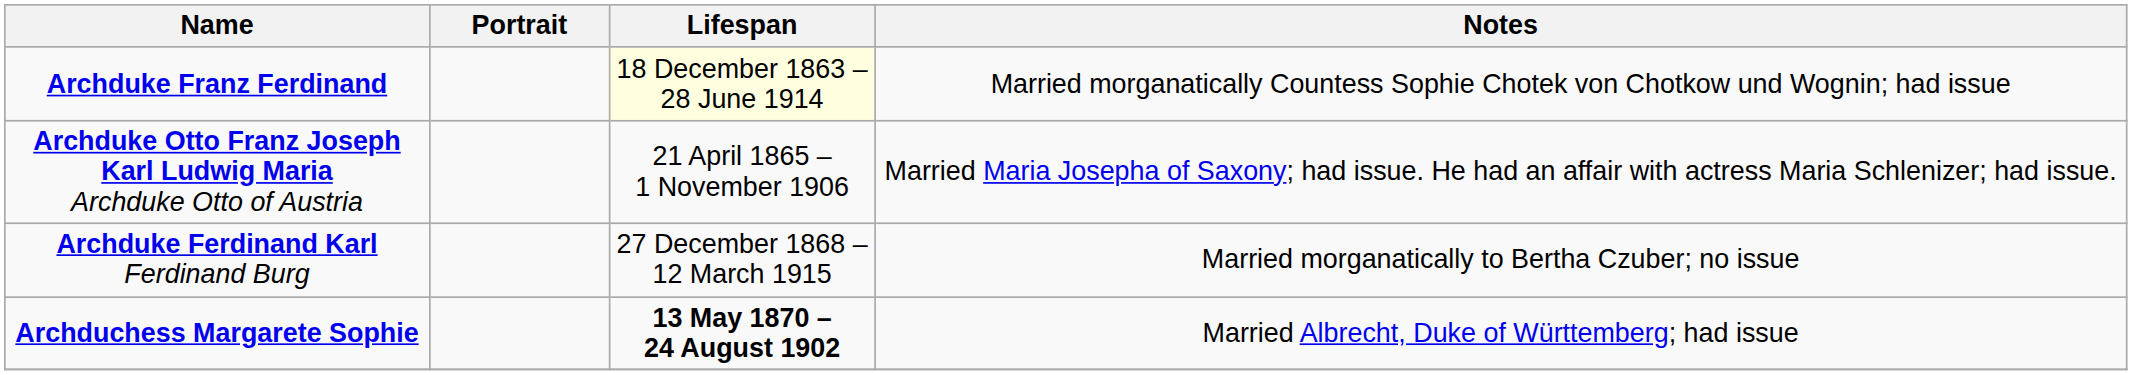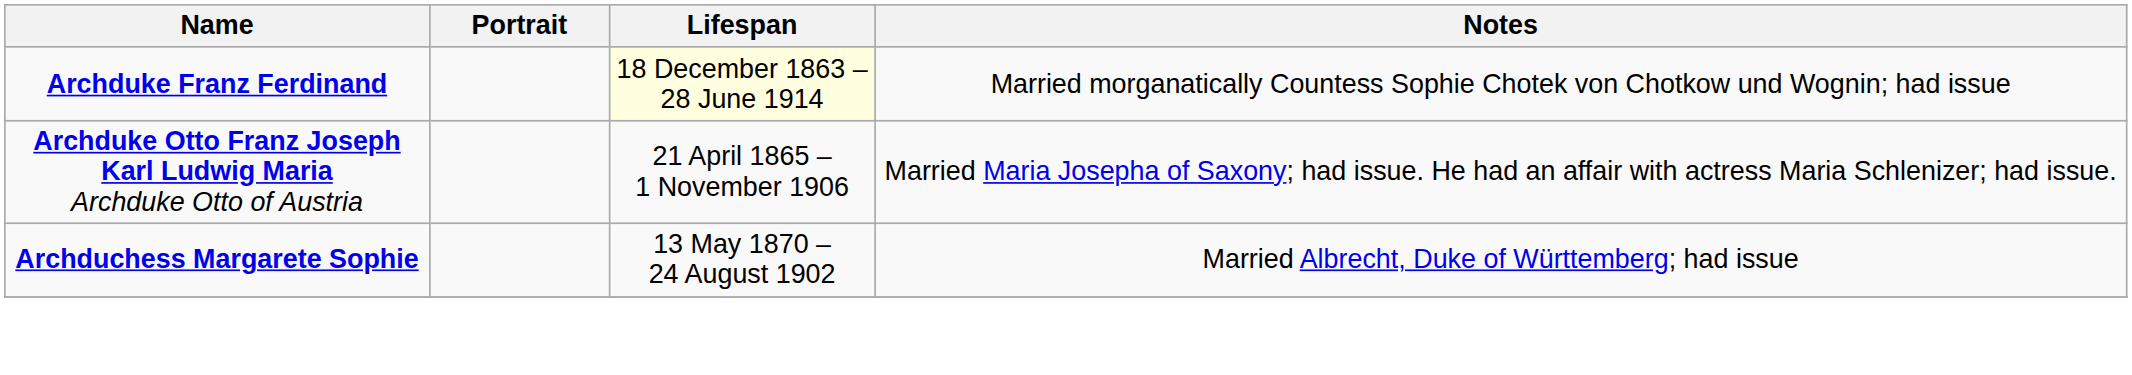- row: (217, 259)
(742, 332) bold -> (742, 259) normal
